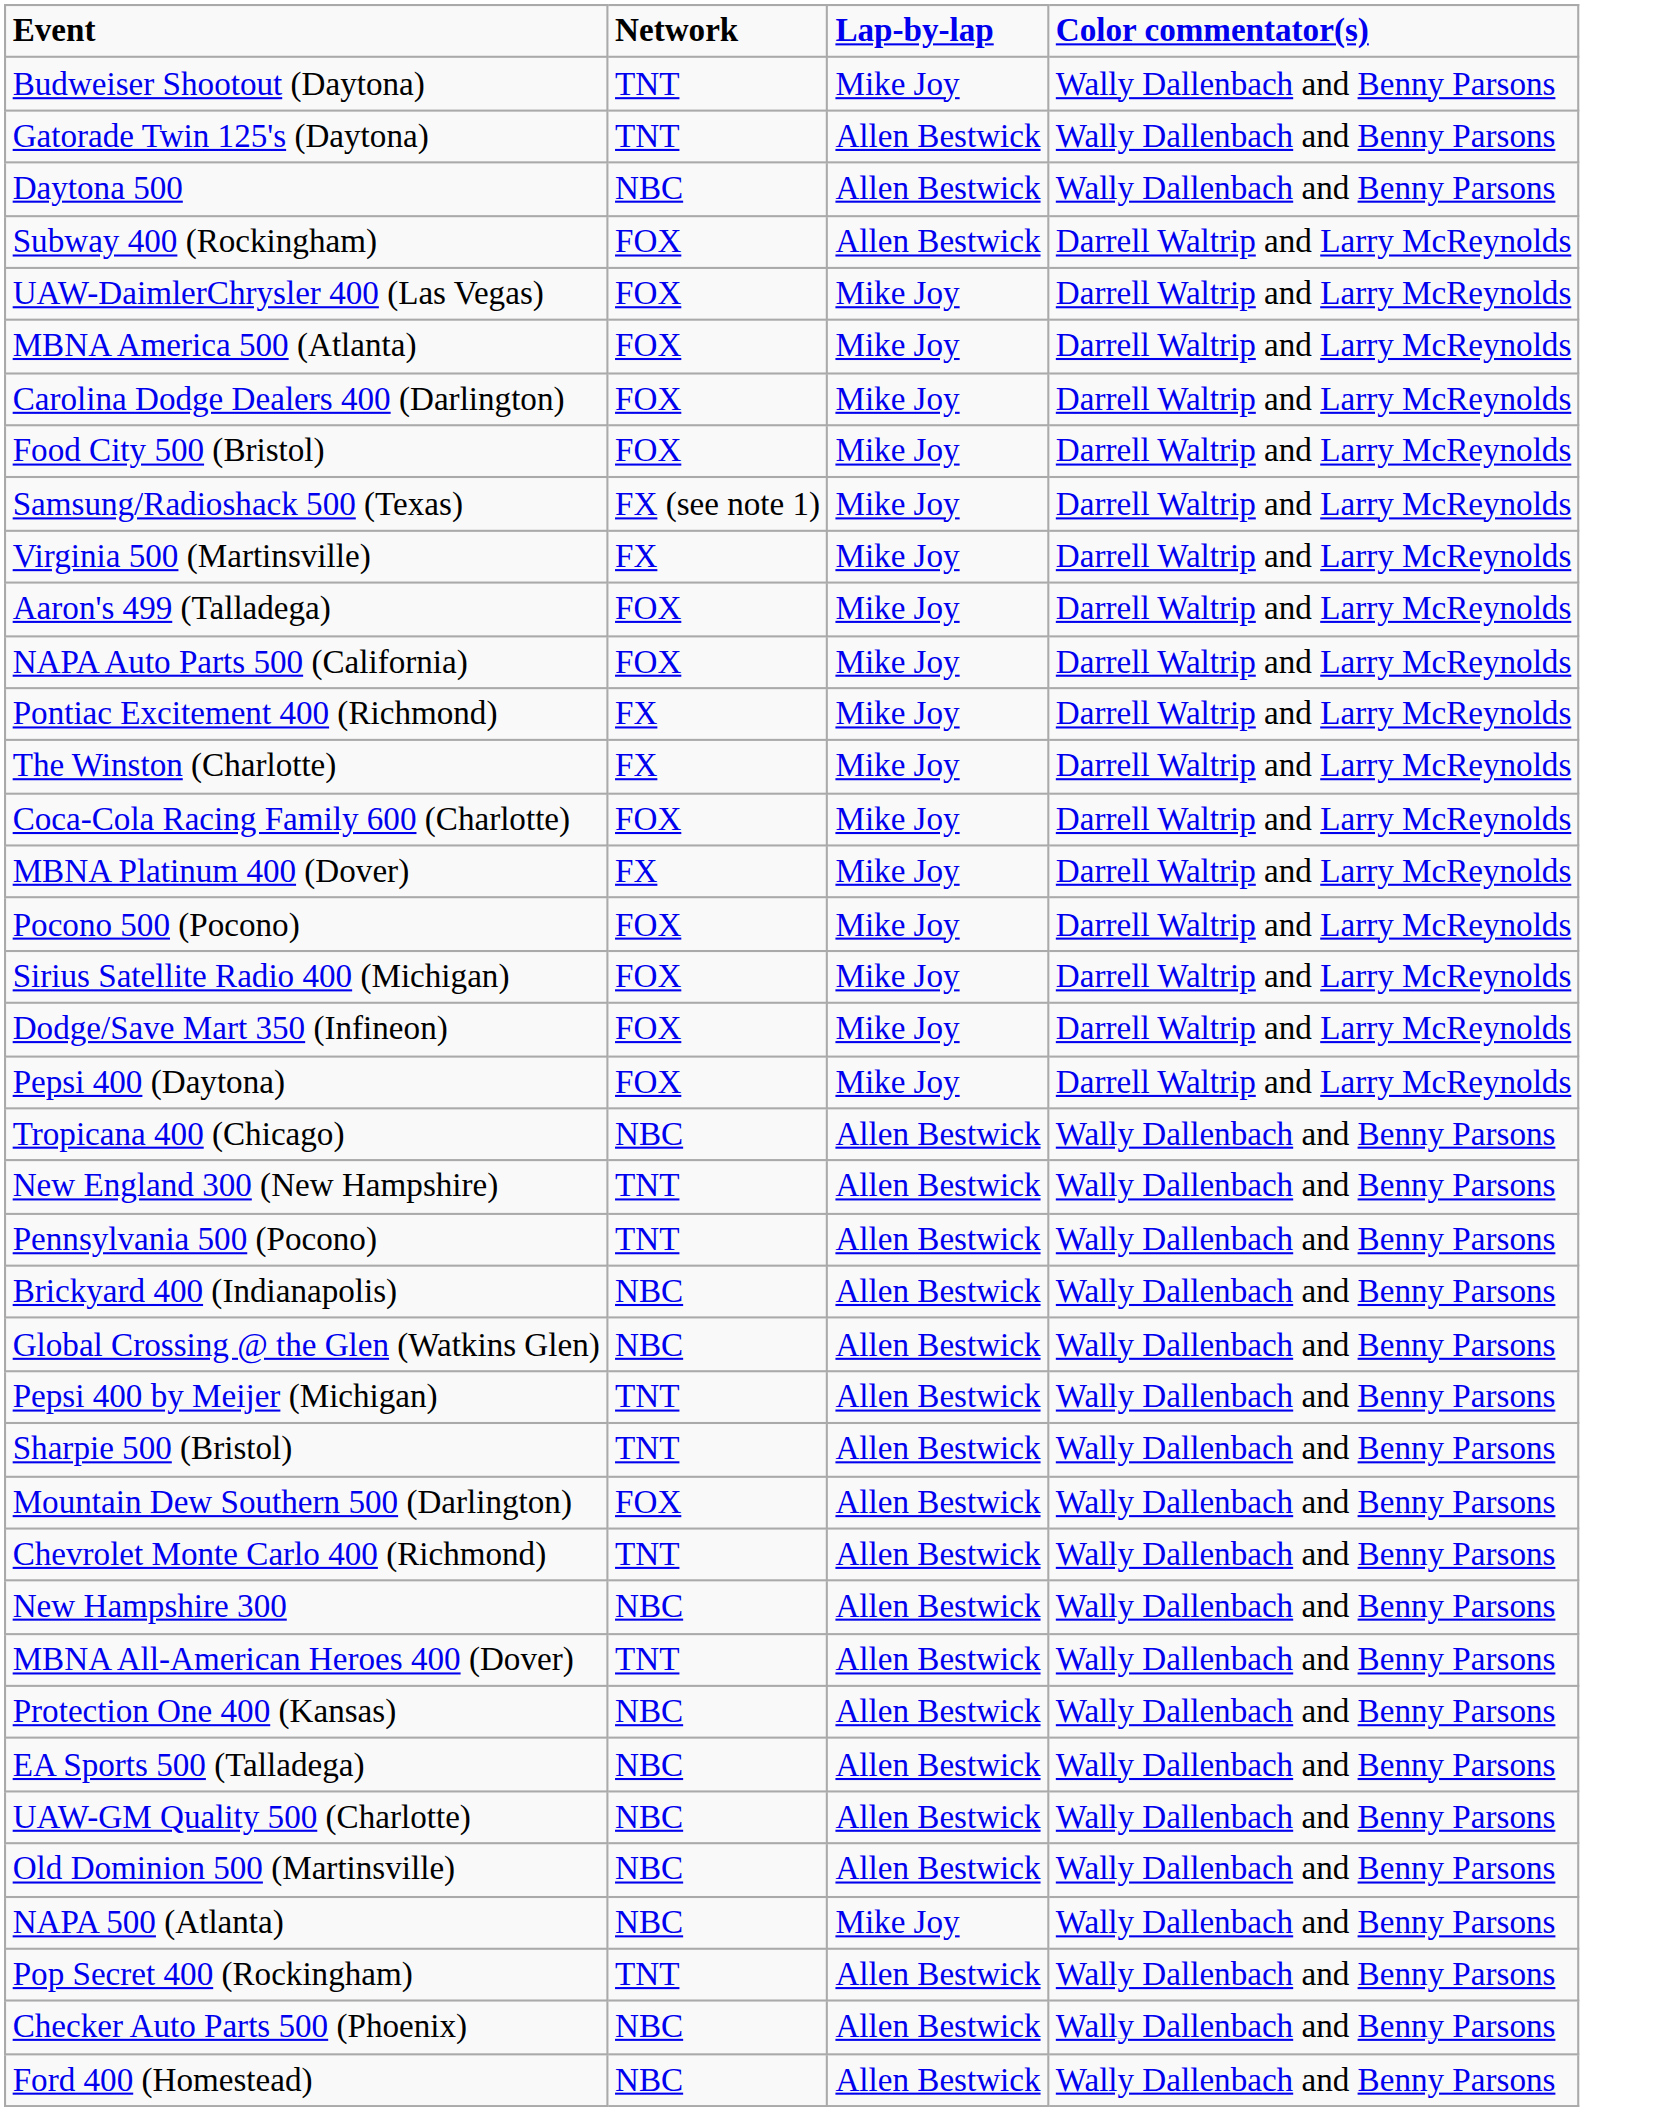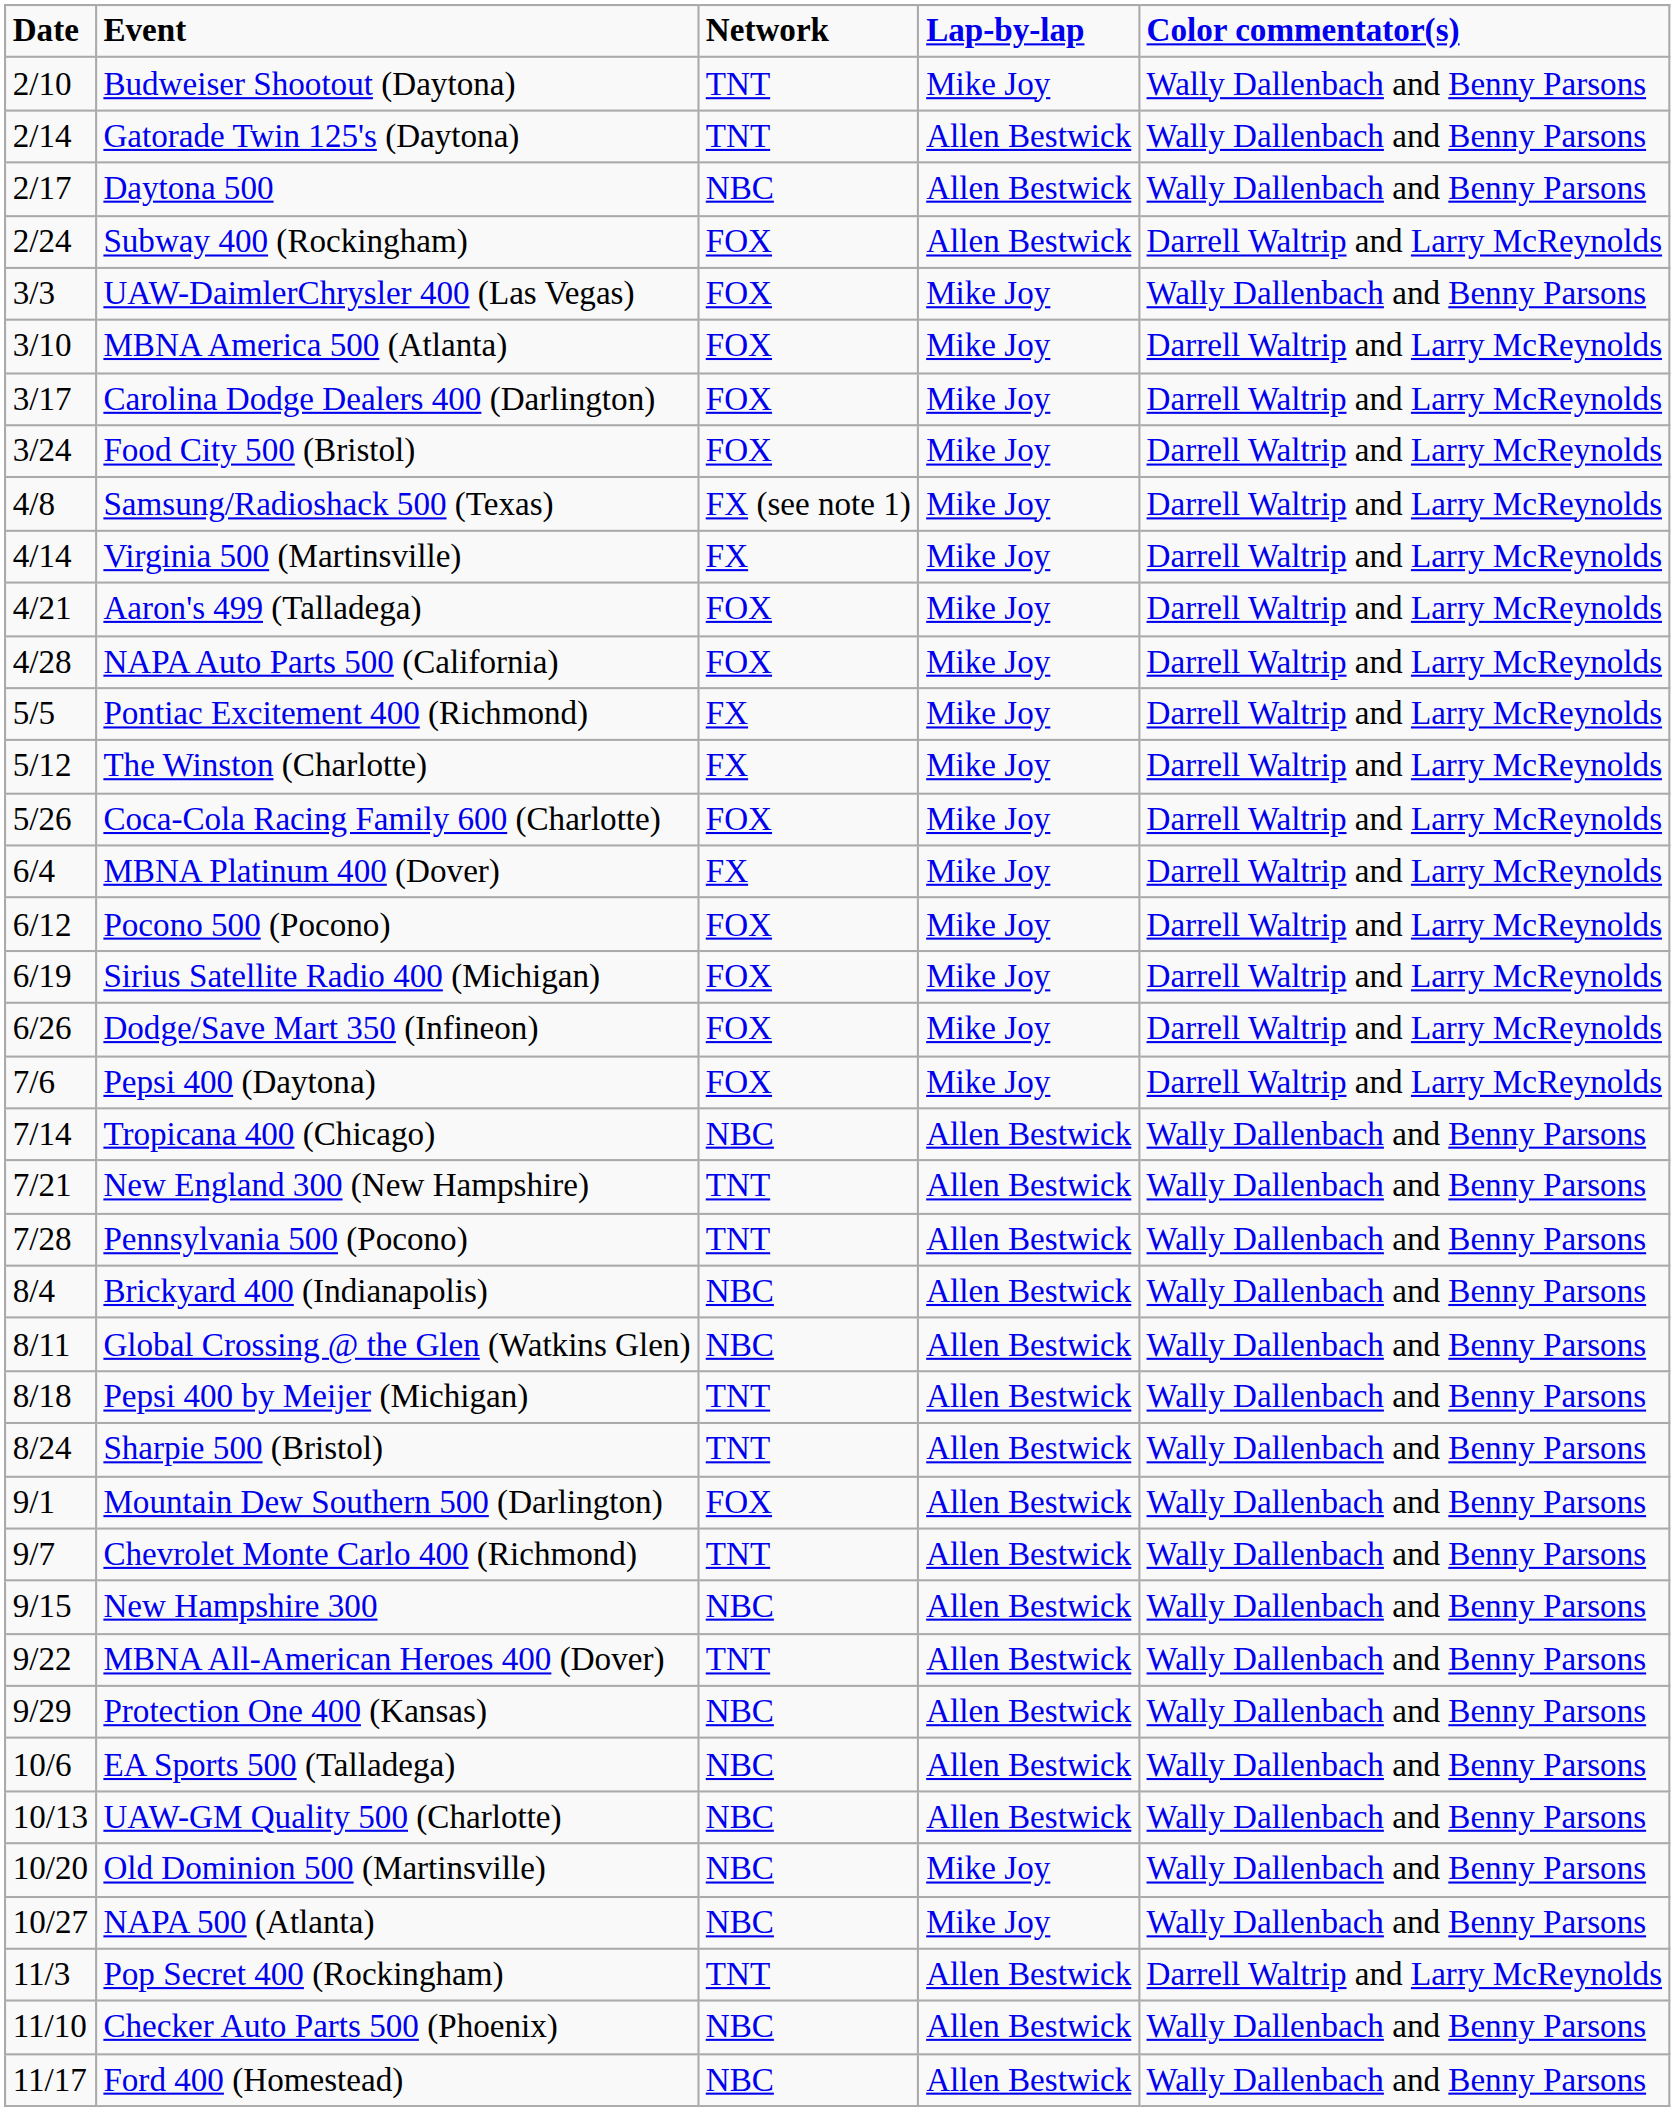+ column: (46, 30)
(1314, 293) Darrell Waltrip and Larry McReynolds -> (1396, 293) Wally Dallenbach and Benny Parsons
(938, 1869) Allen Bestwick -> (988, 1869) Mike Joy
(1306, 1974) Wally Dallenbach and Benny Parsons -> (1404, 1974) Darrell Waltrip and Larry McReynolds
